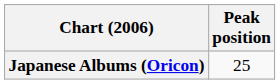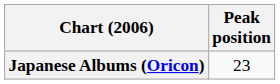(242, 65) 25 -> (242, 65) 23
